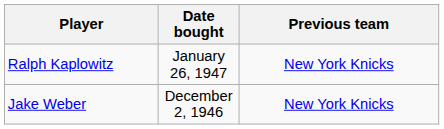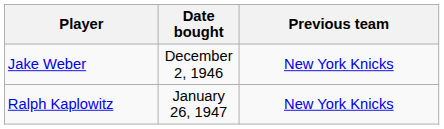rows swapped: (47, 104) <-> (61, 64)
